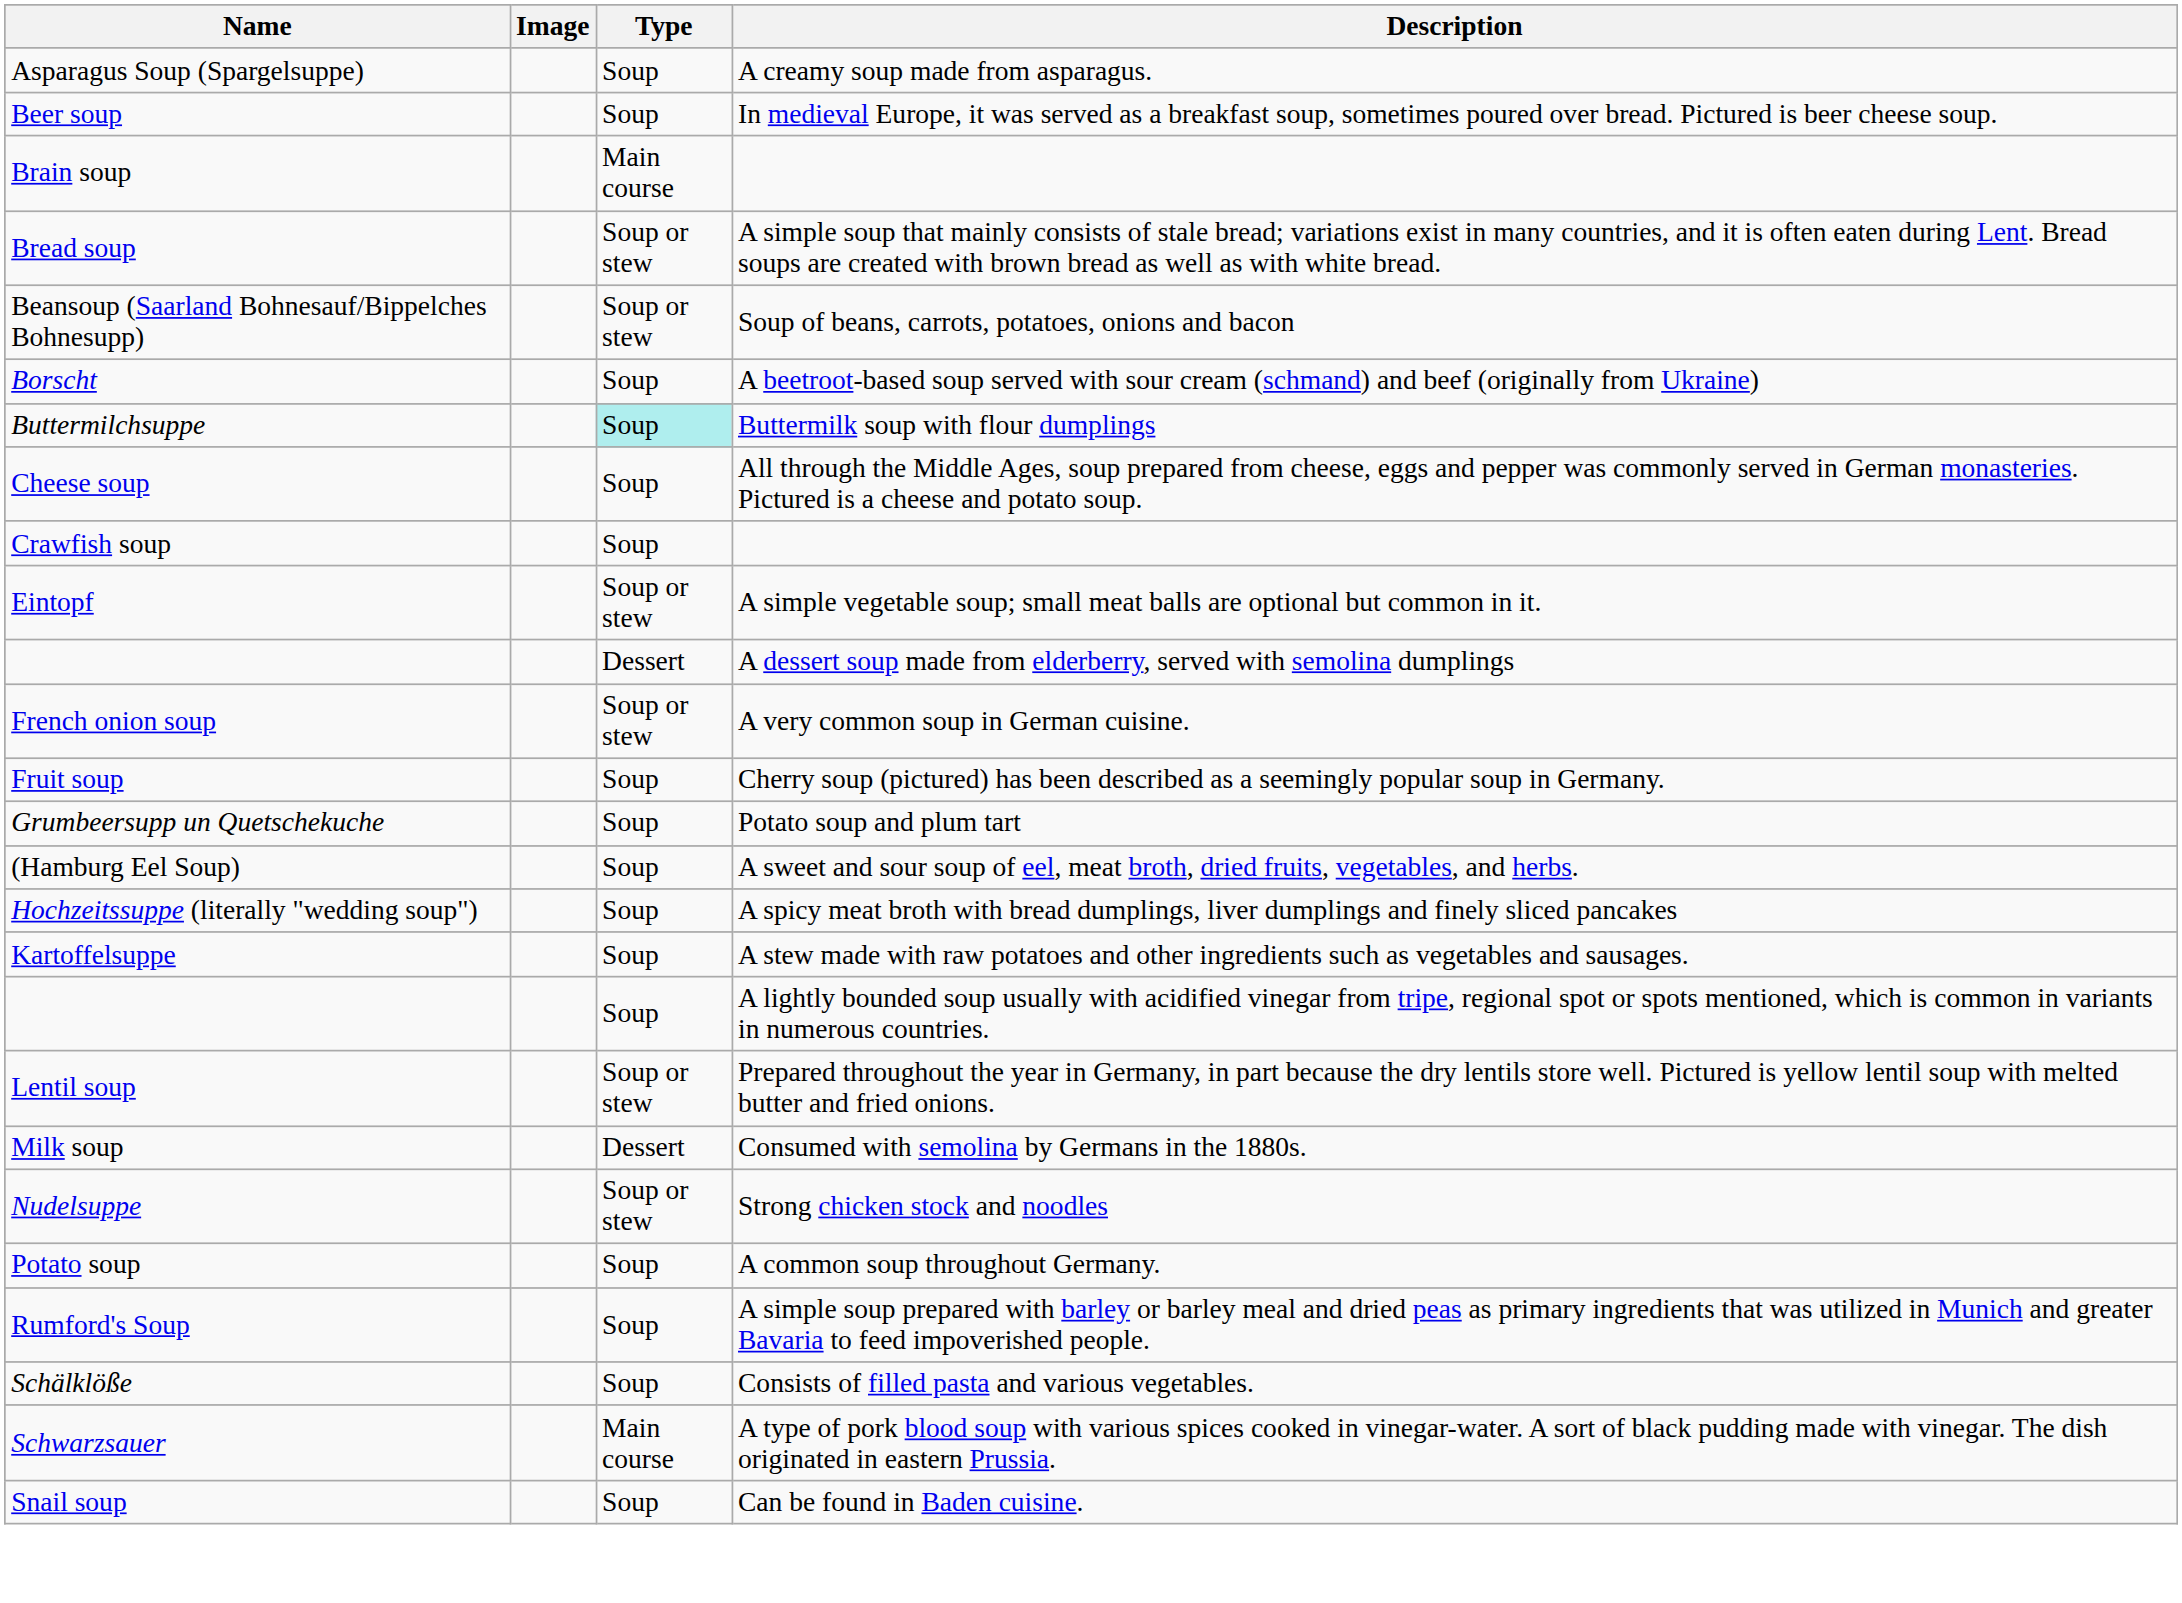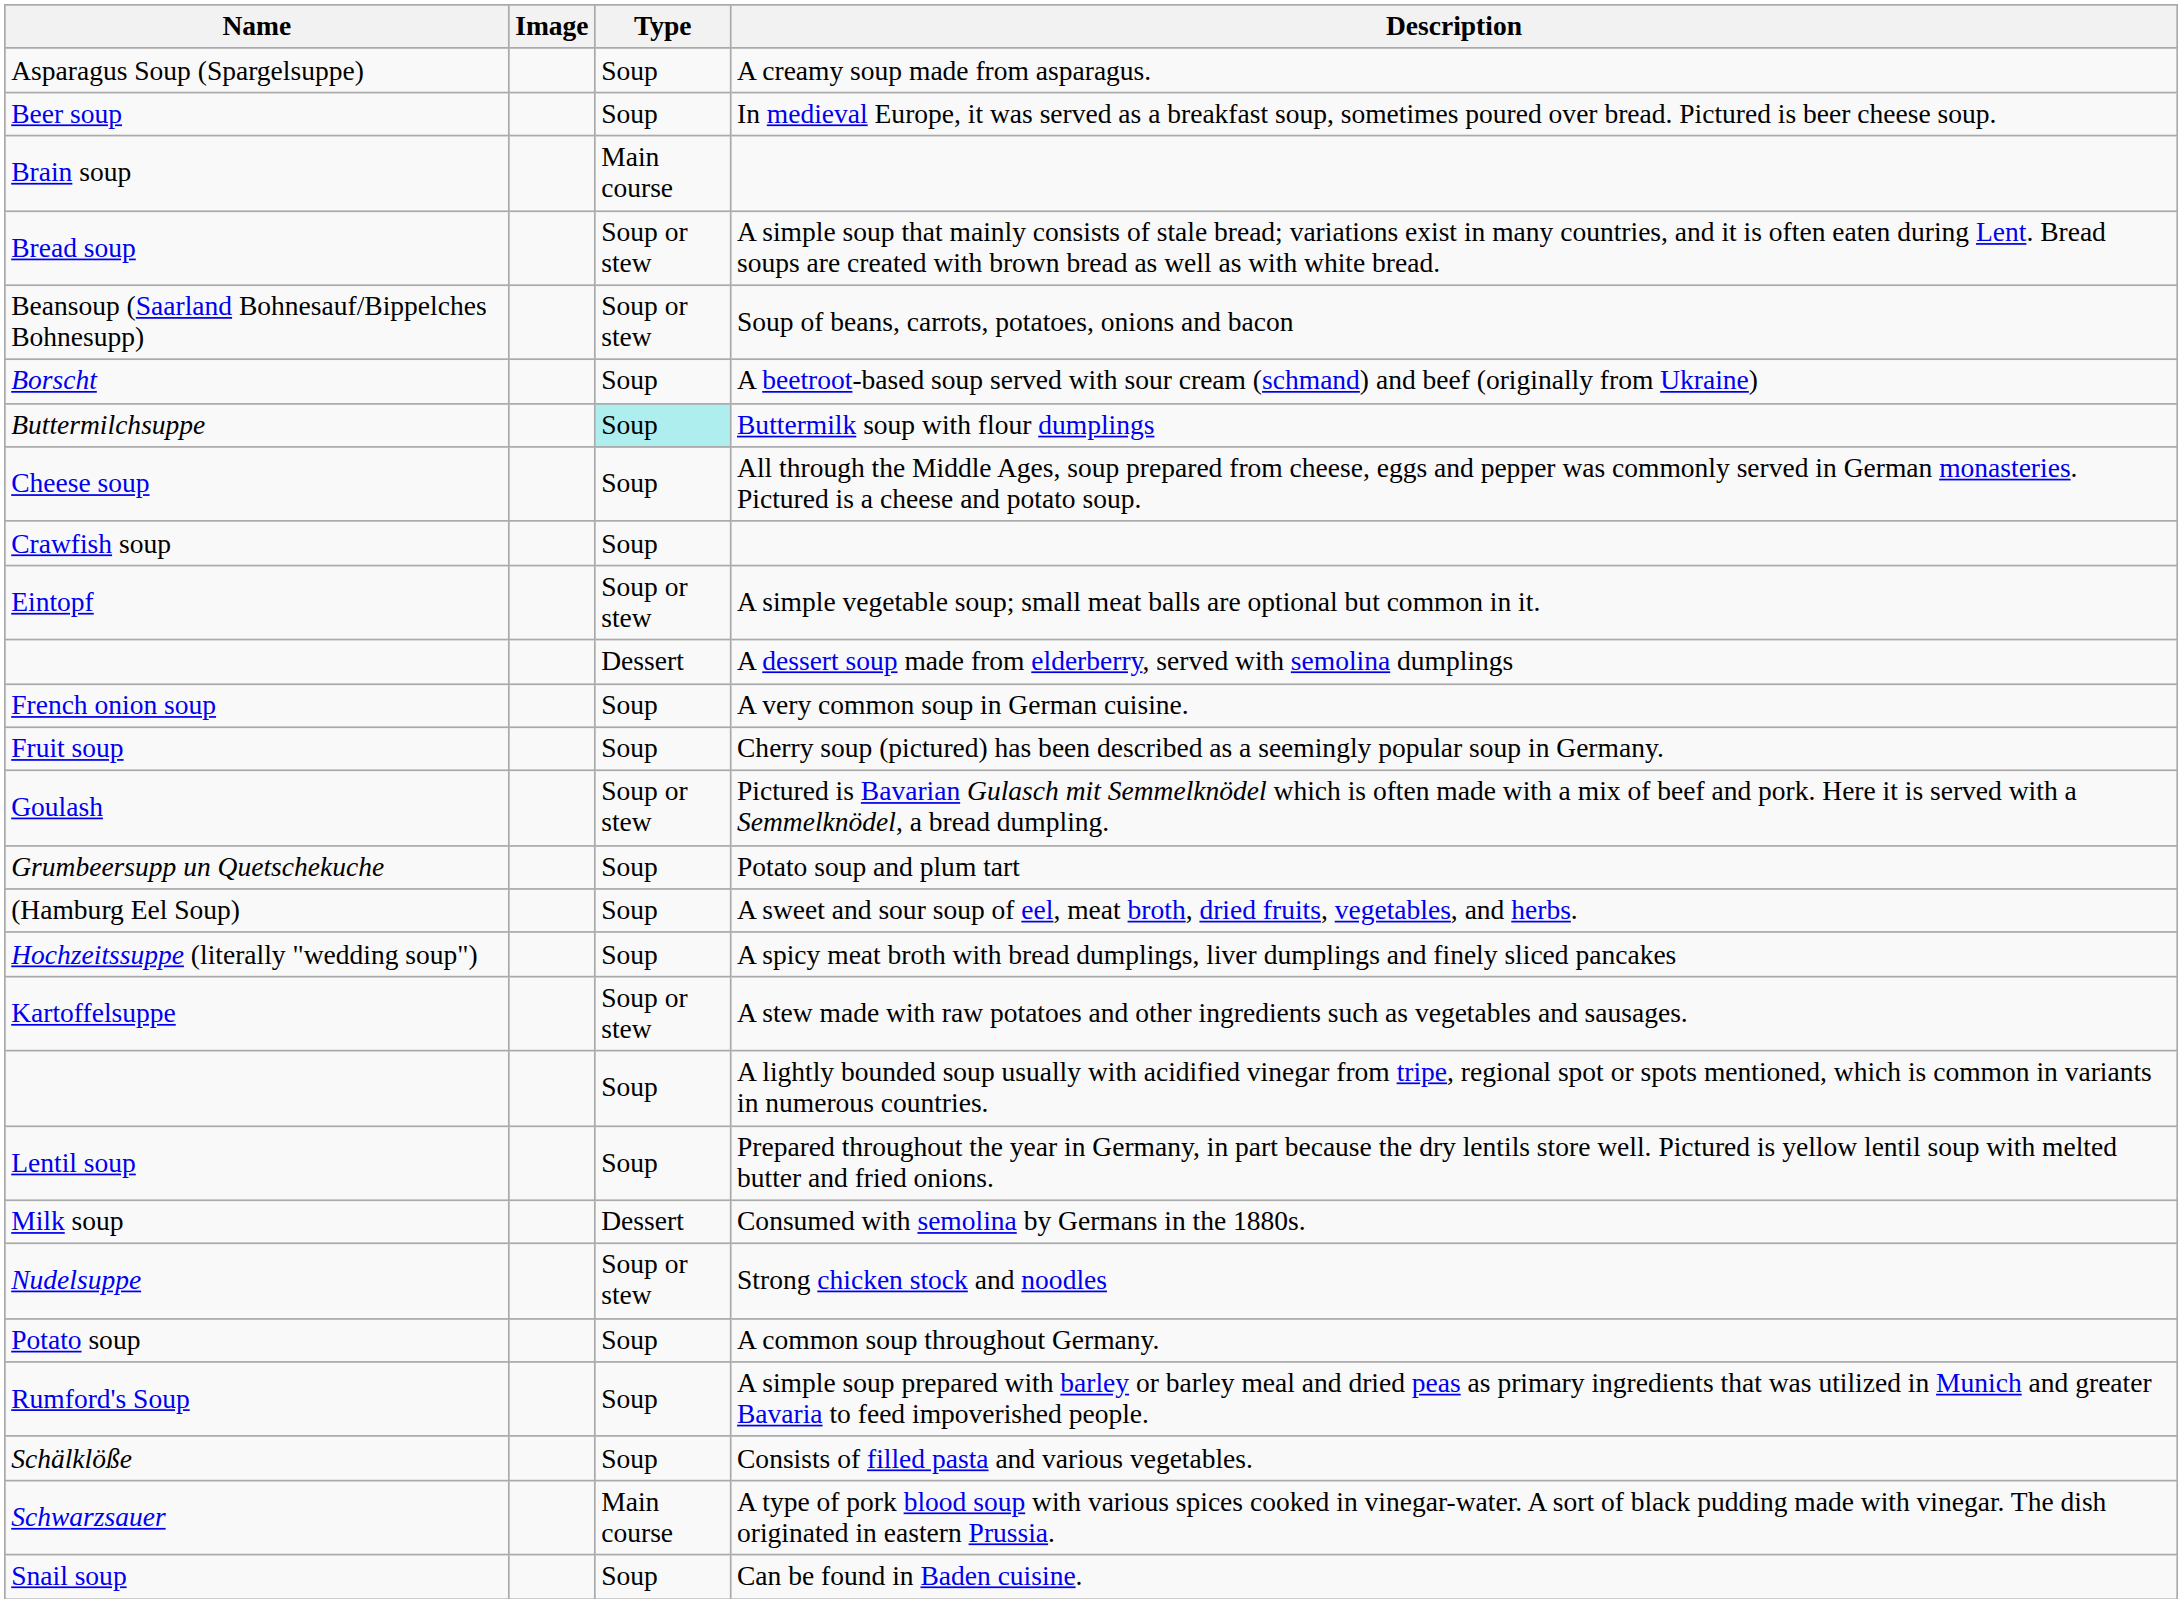(645, 720) Soup or stew -> (630, 704) Soup
+ row: (57, 807)
(630, 954) Soup -> (644, 1013) Soup or stew
(645, 1087) Soup or stew -> (630, 1162) Soup
